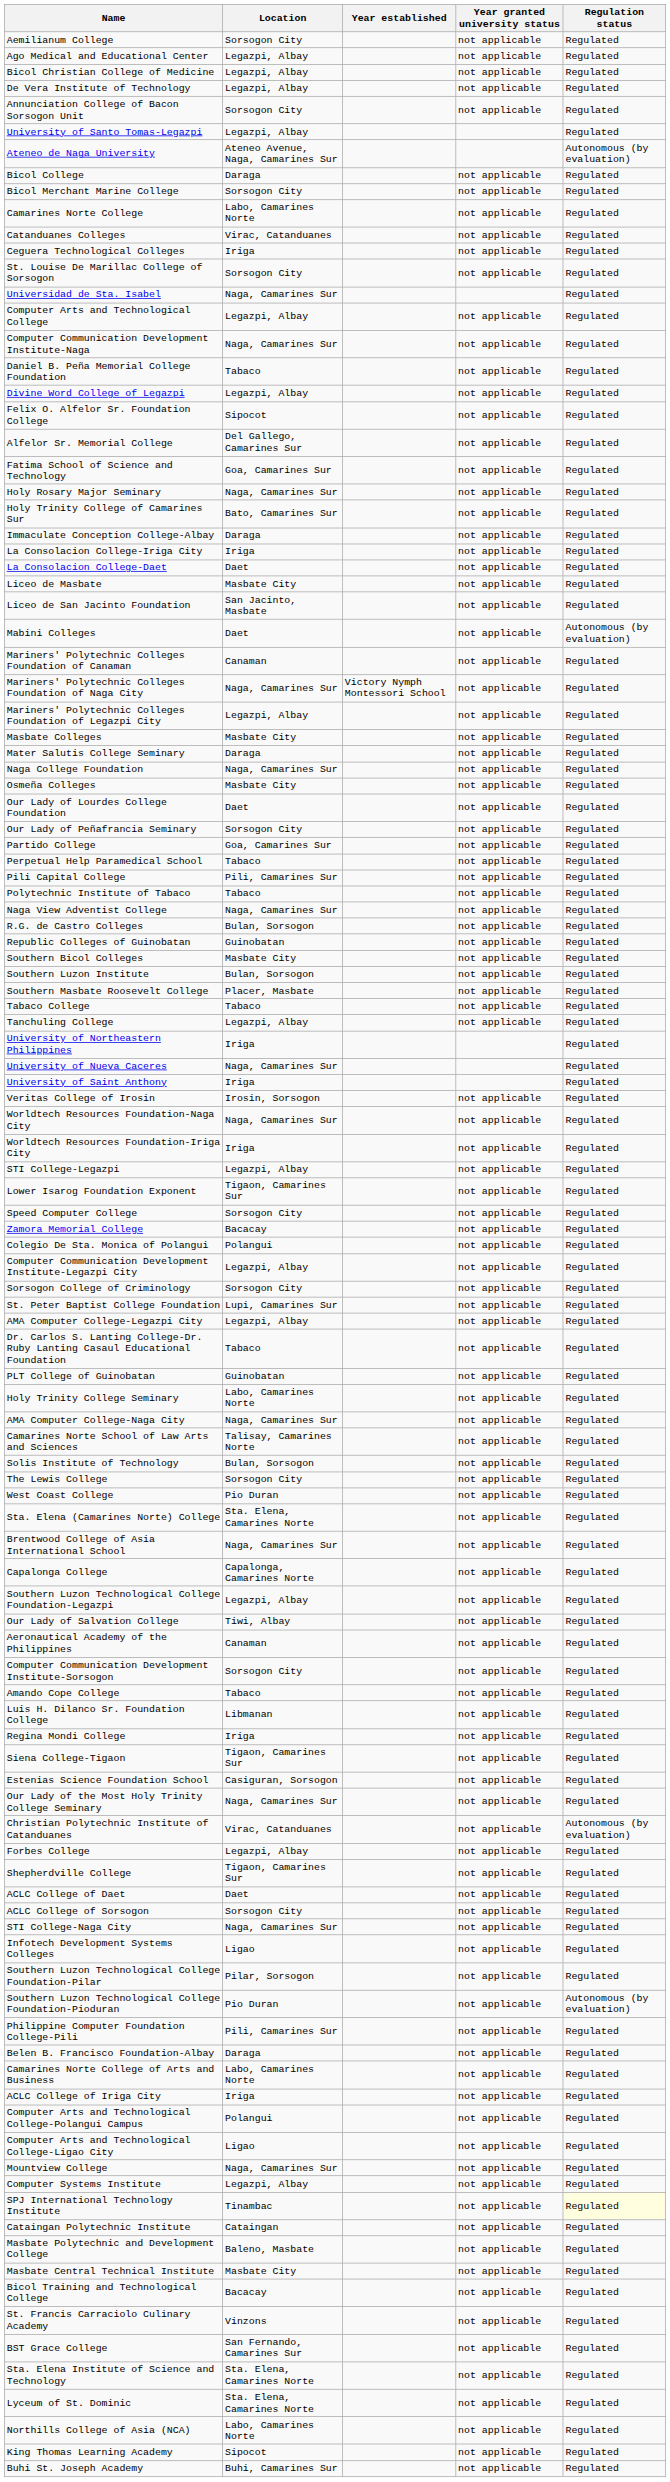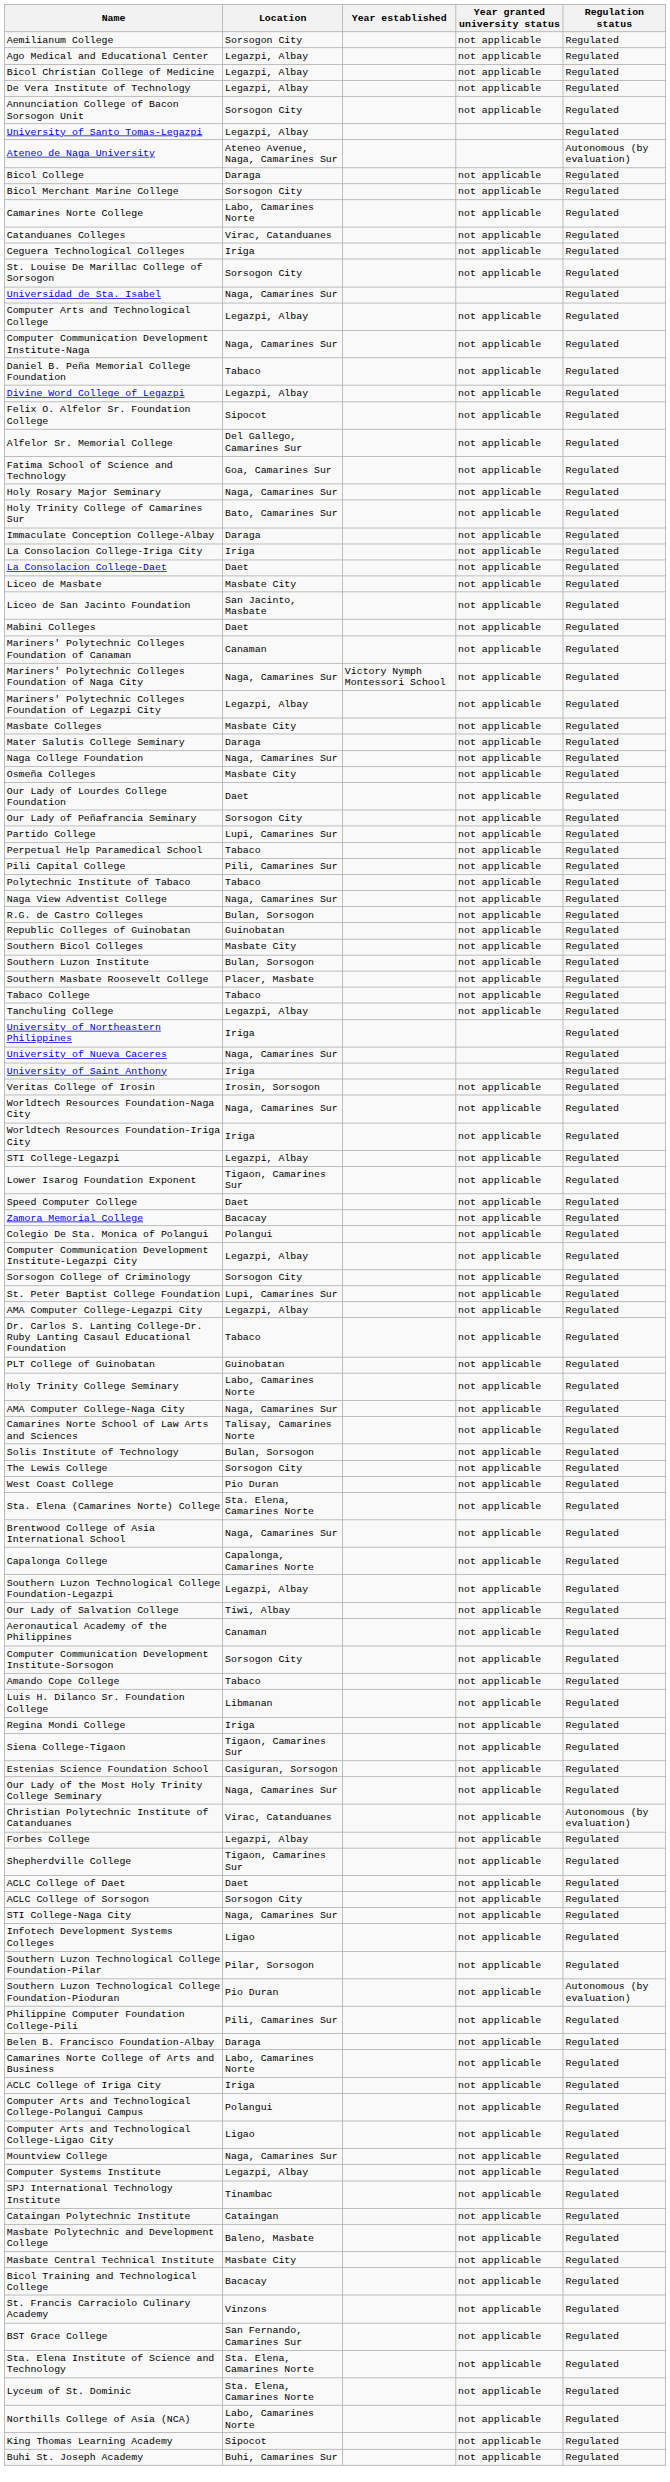(607, 633) Autonomous (by evaluation) -> (592, 628) Regulated
(278, 846) Goa, Camarines Sur -> (281, 834) Lupi, Camarines Sur
(264, 1213) Sorsogon City -> (237, 1202) Daet
(592, 2206) lightyellow background -> (592, 2194) no background
